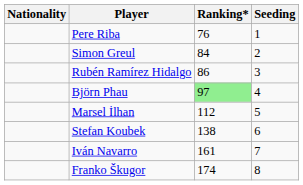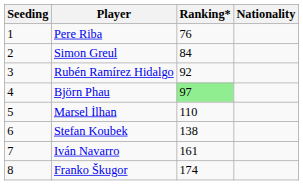columns swapped: (37, 14) <-> (275, 14)
(203, 72) 86 -> (186, 72) 92
(206, 111) 112 -> (188, 111) 110
